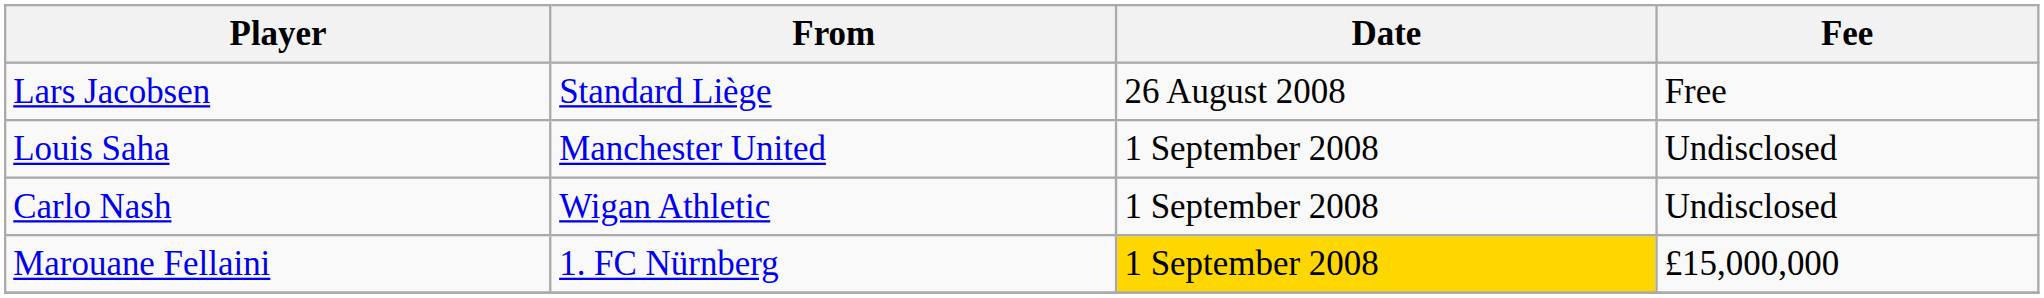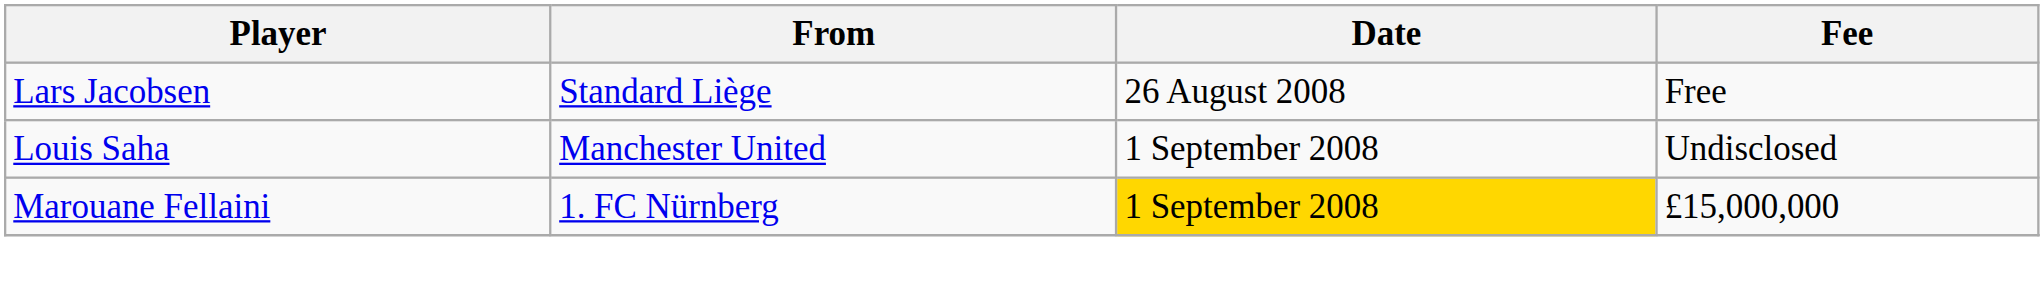- row: (92, 206)
